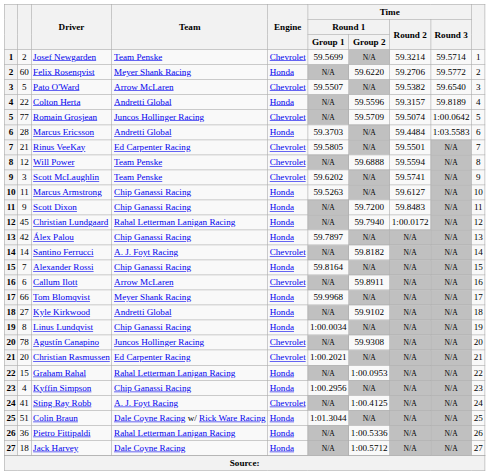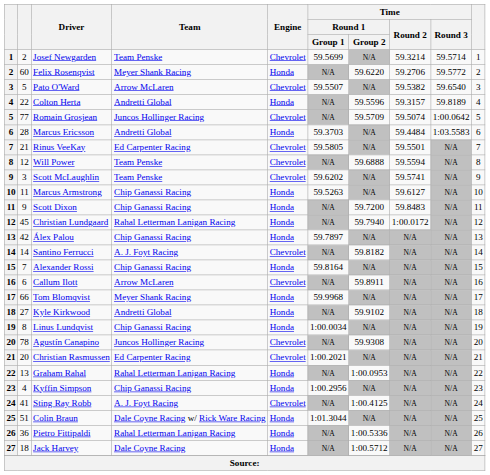(24, 373) 15 -> (24, 373) 13
